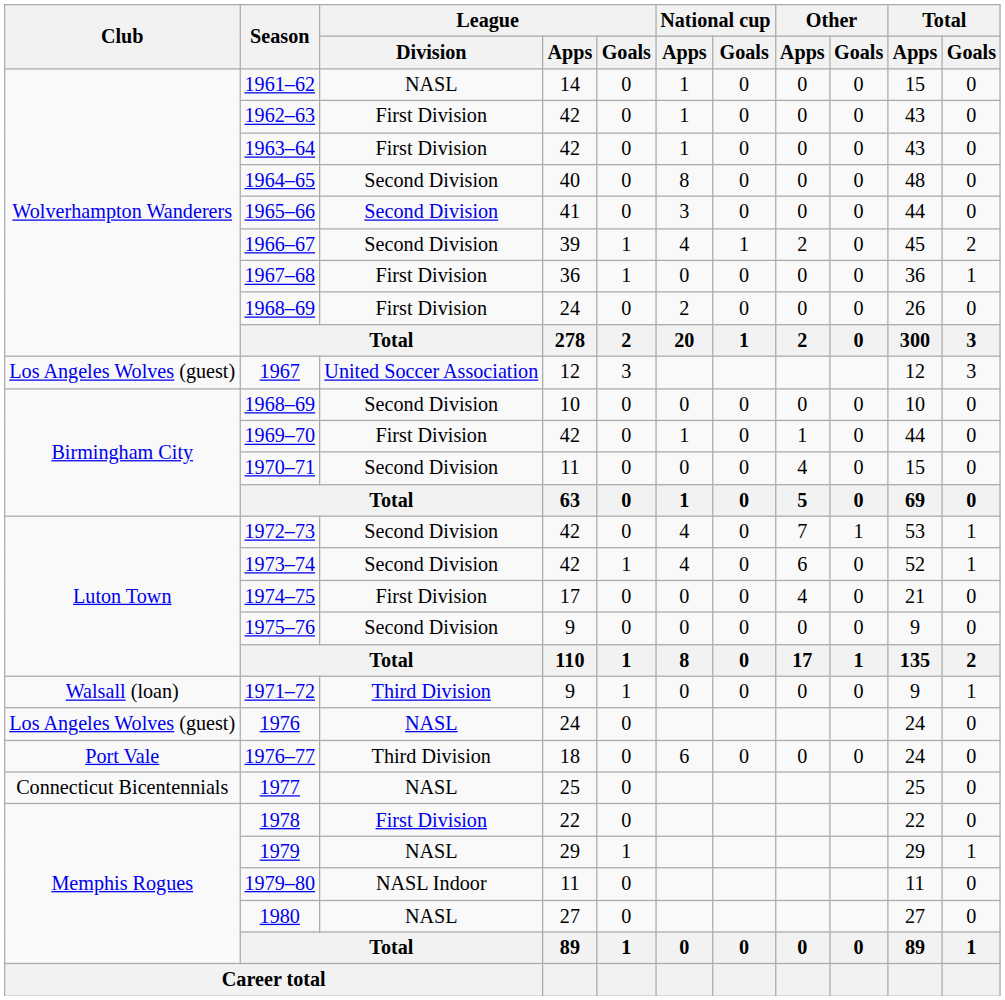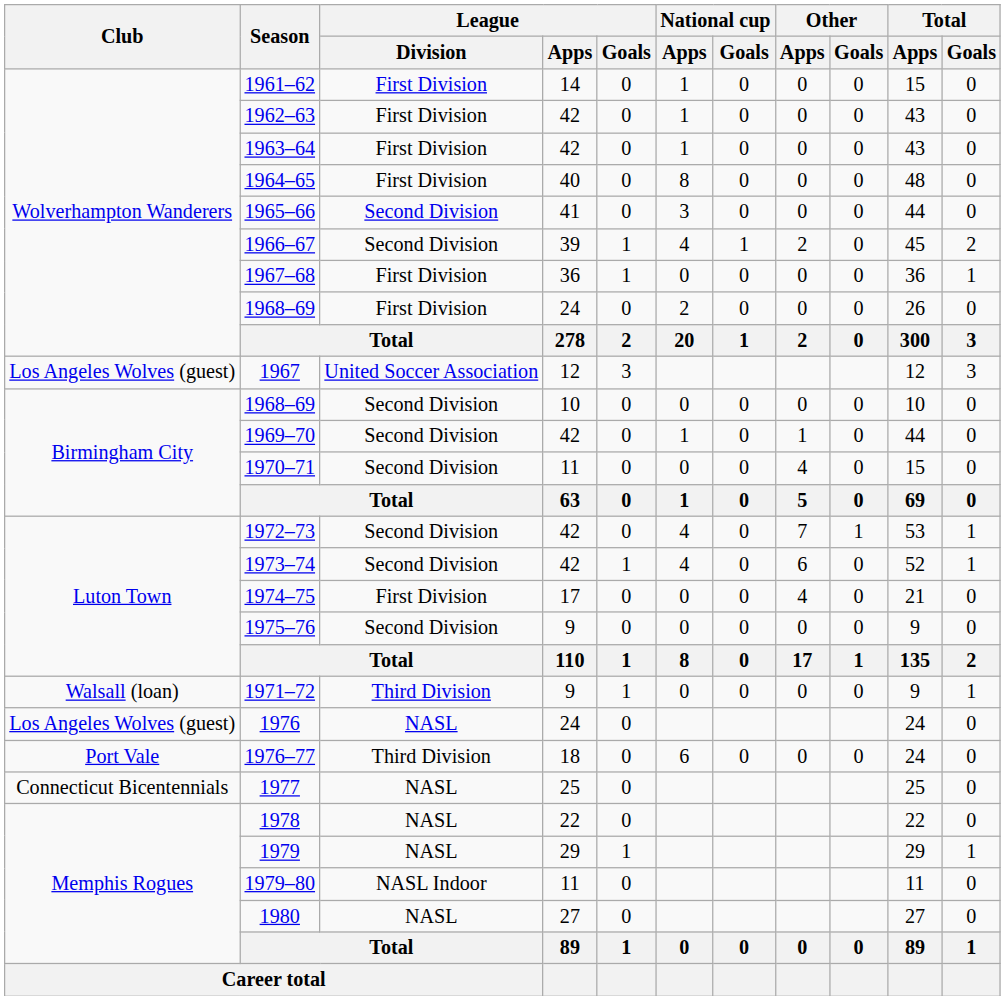(431, 84) NASL -> (431, 84) First Division
(431, 180) Second Division -> (431, 180) First Division
(431, 436) First Division -> (431, 436) Second Division
(431, 819) First Division -> (431, 819) NASL
